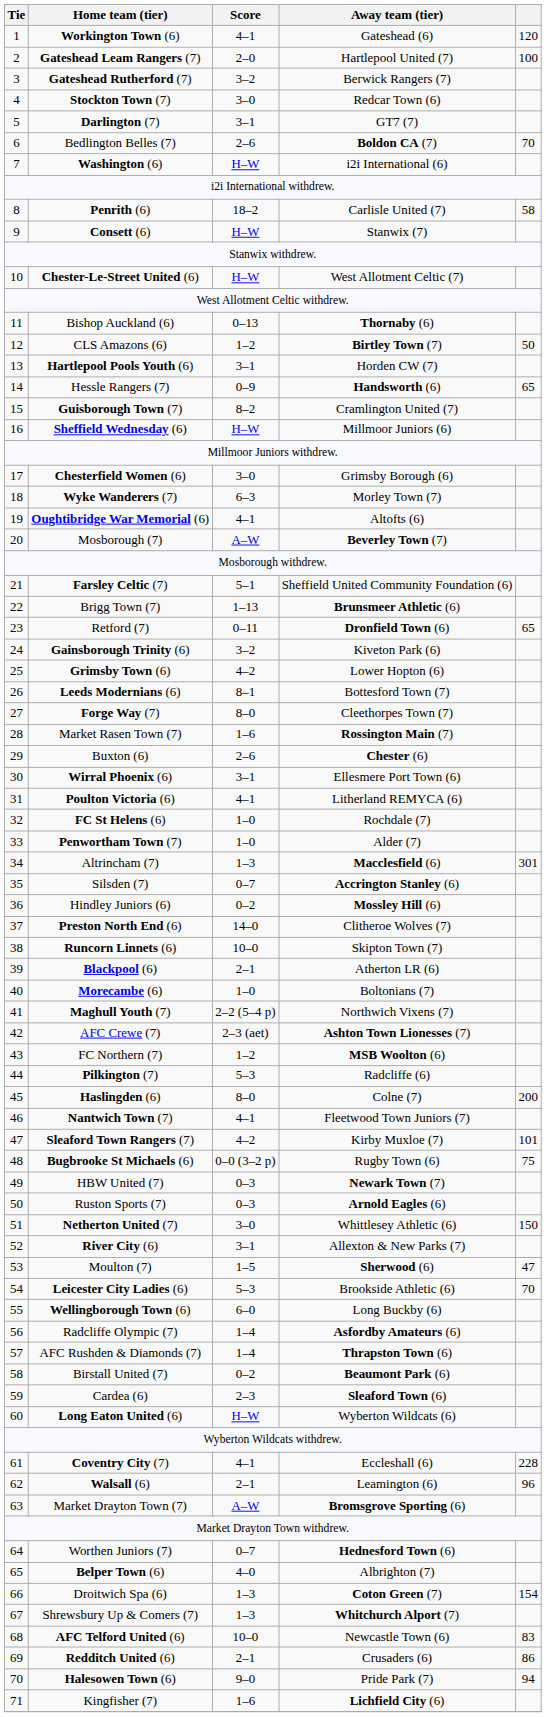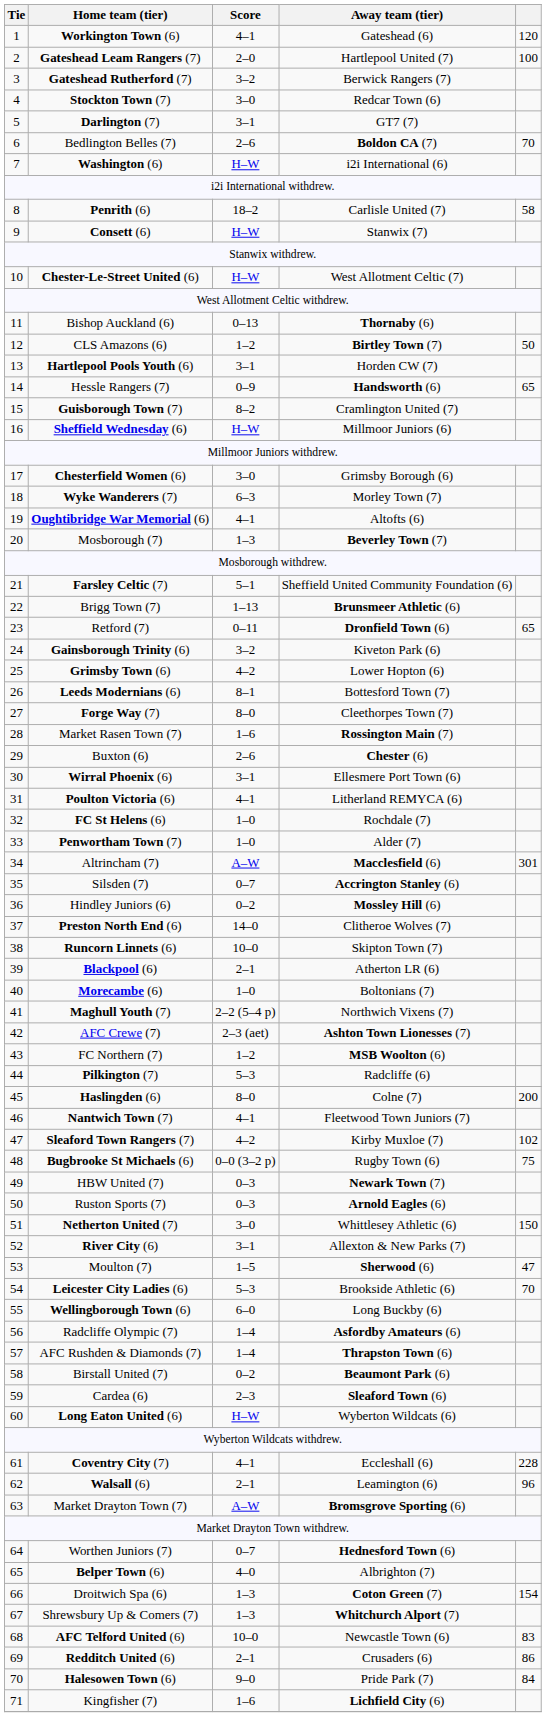(245, 539) A–W -> (245, 539) 1–3
(245, 862) 1–3 -> (245, 862) A–W
(528, 1139) 101 -> (528, 1139) 102
(528, 1678) 94 -> (528, 1678) 84
